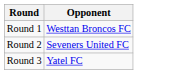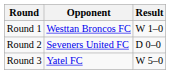+ column: (150, 12)
